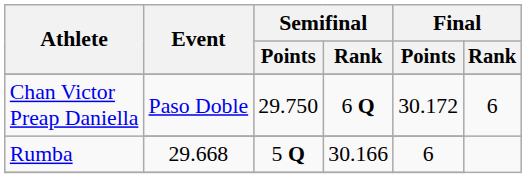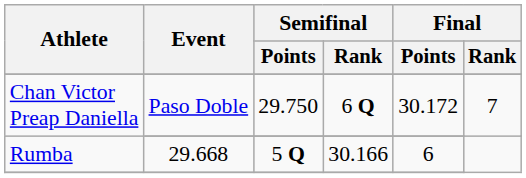(492, 105) 6 -> (492, 105) 7
